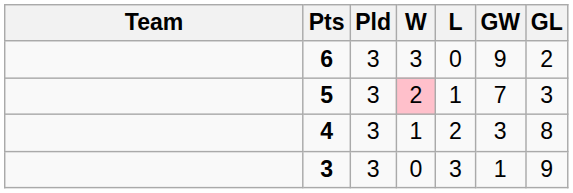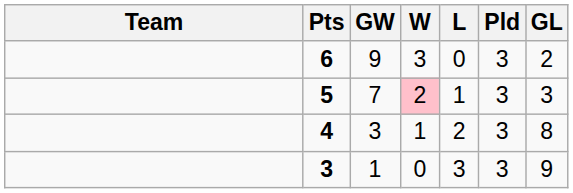columns swapped: (373, 22) <-> (500, 22)
